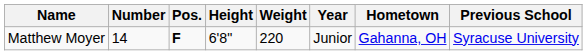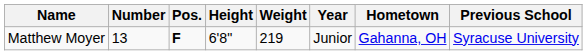(120, 38) 14 -> (120, 38) 13
(271, 38) 220 -> (271, 38) 219
